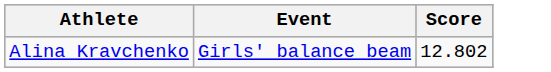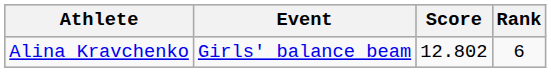+ column: (519, 20)
